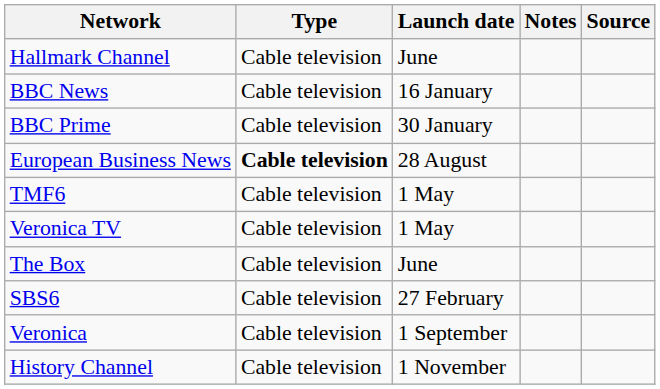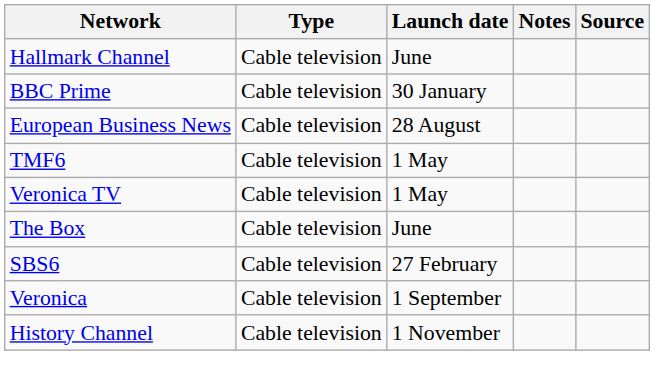- row: (59, 90)
(314, 159) bold -> (311, 125) normal
